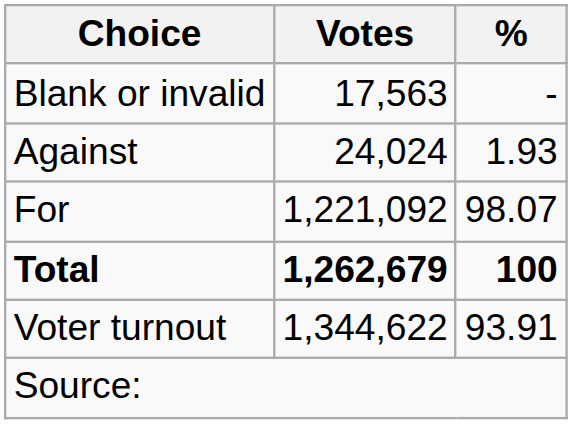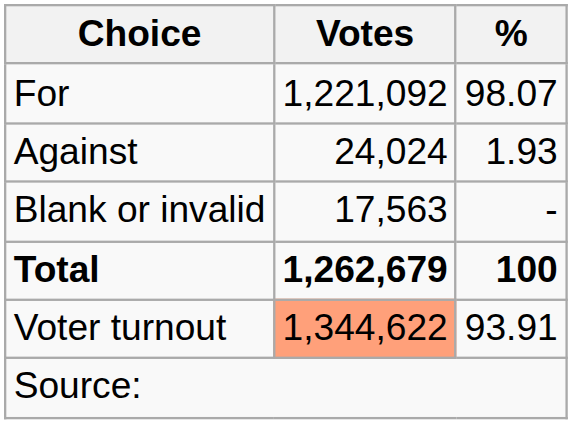rows swapped: (42, 210) <-> (140, 92)
(365, 328) no background -> (365, 328) lightsalmon background
